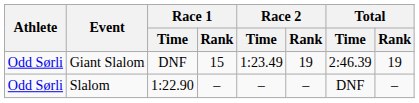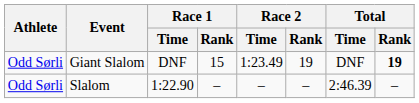(350, 63) 2:46.39 -> (350, 63) DNF
(395, 63) normal -> (395, 63) bold
(350, 86) DNF -> (350, 86) 2:46.39
